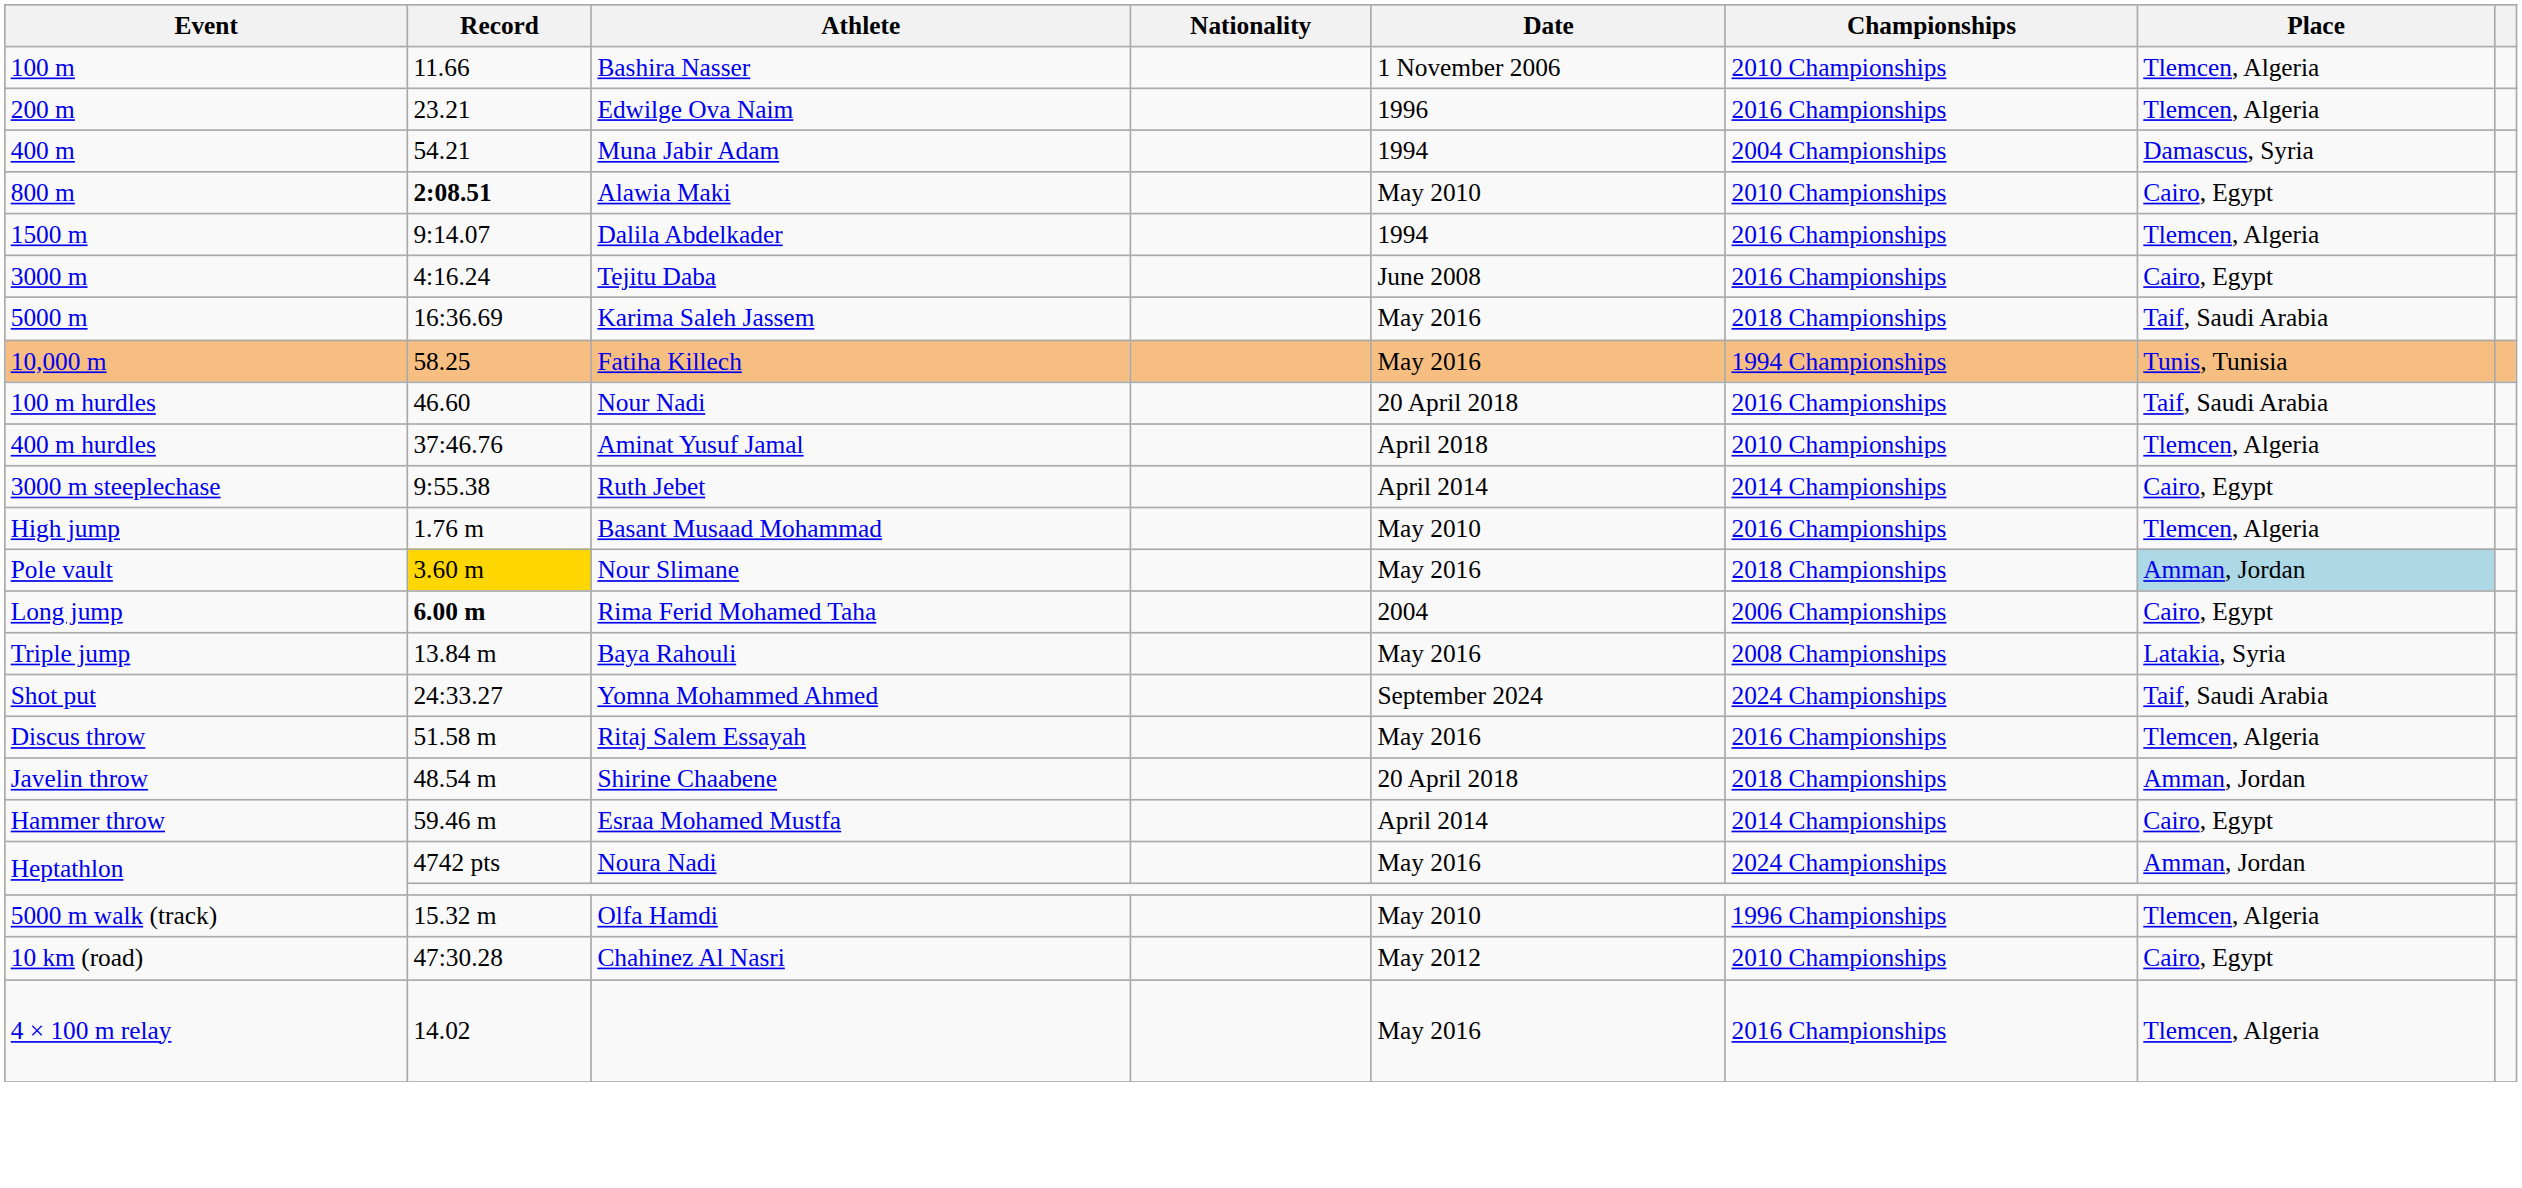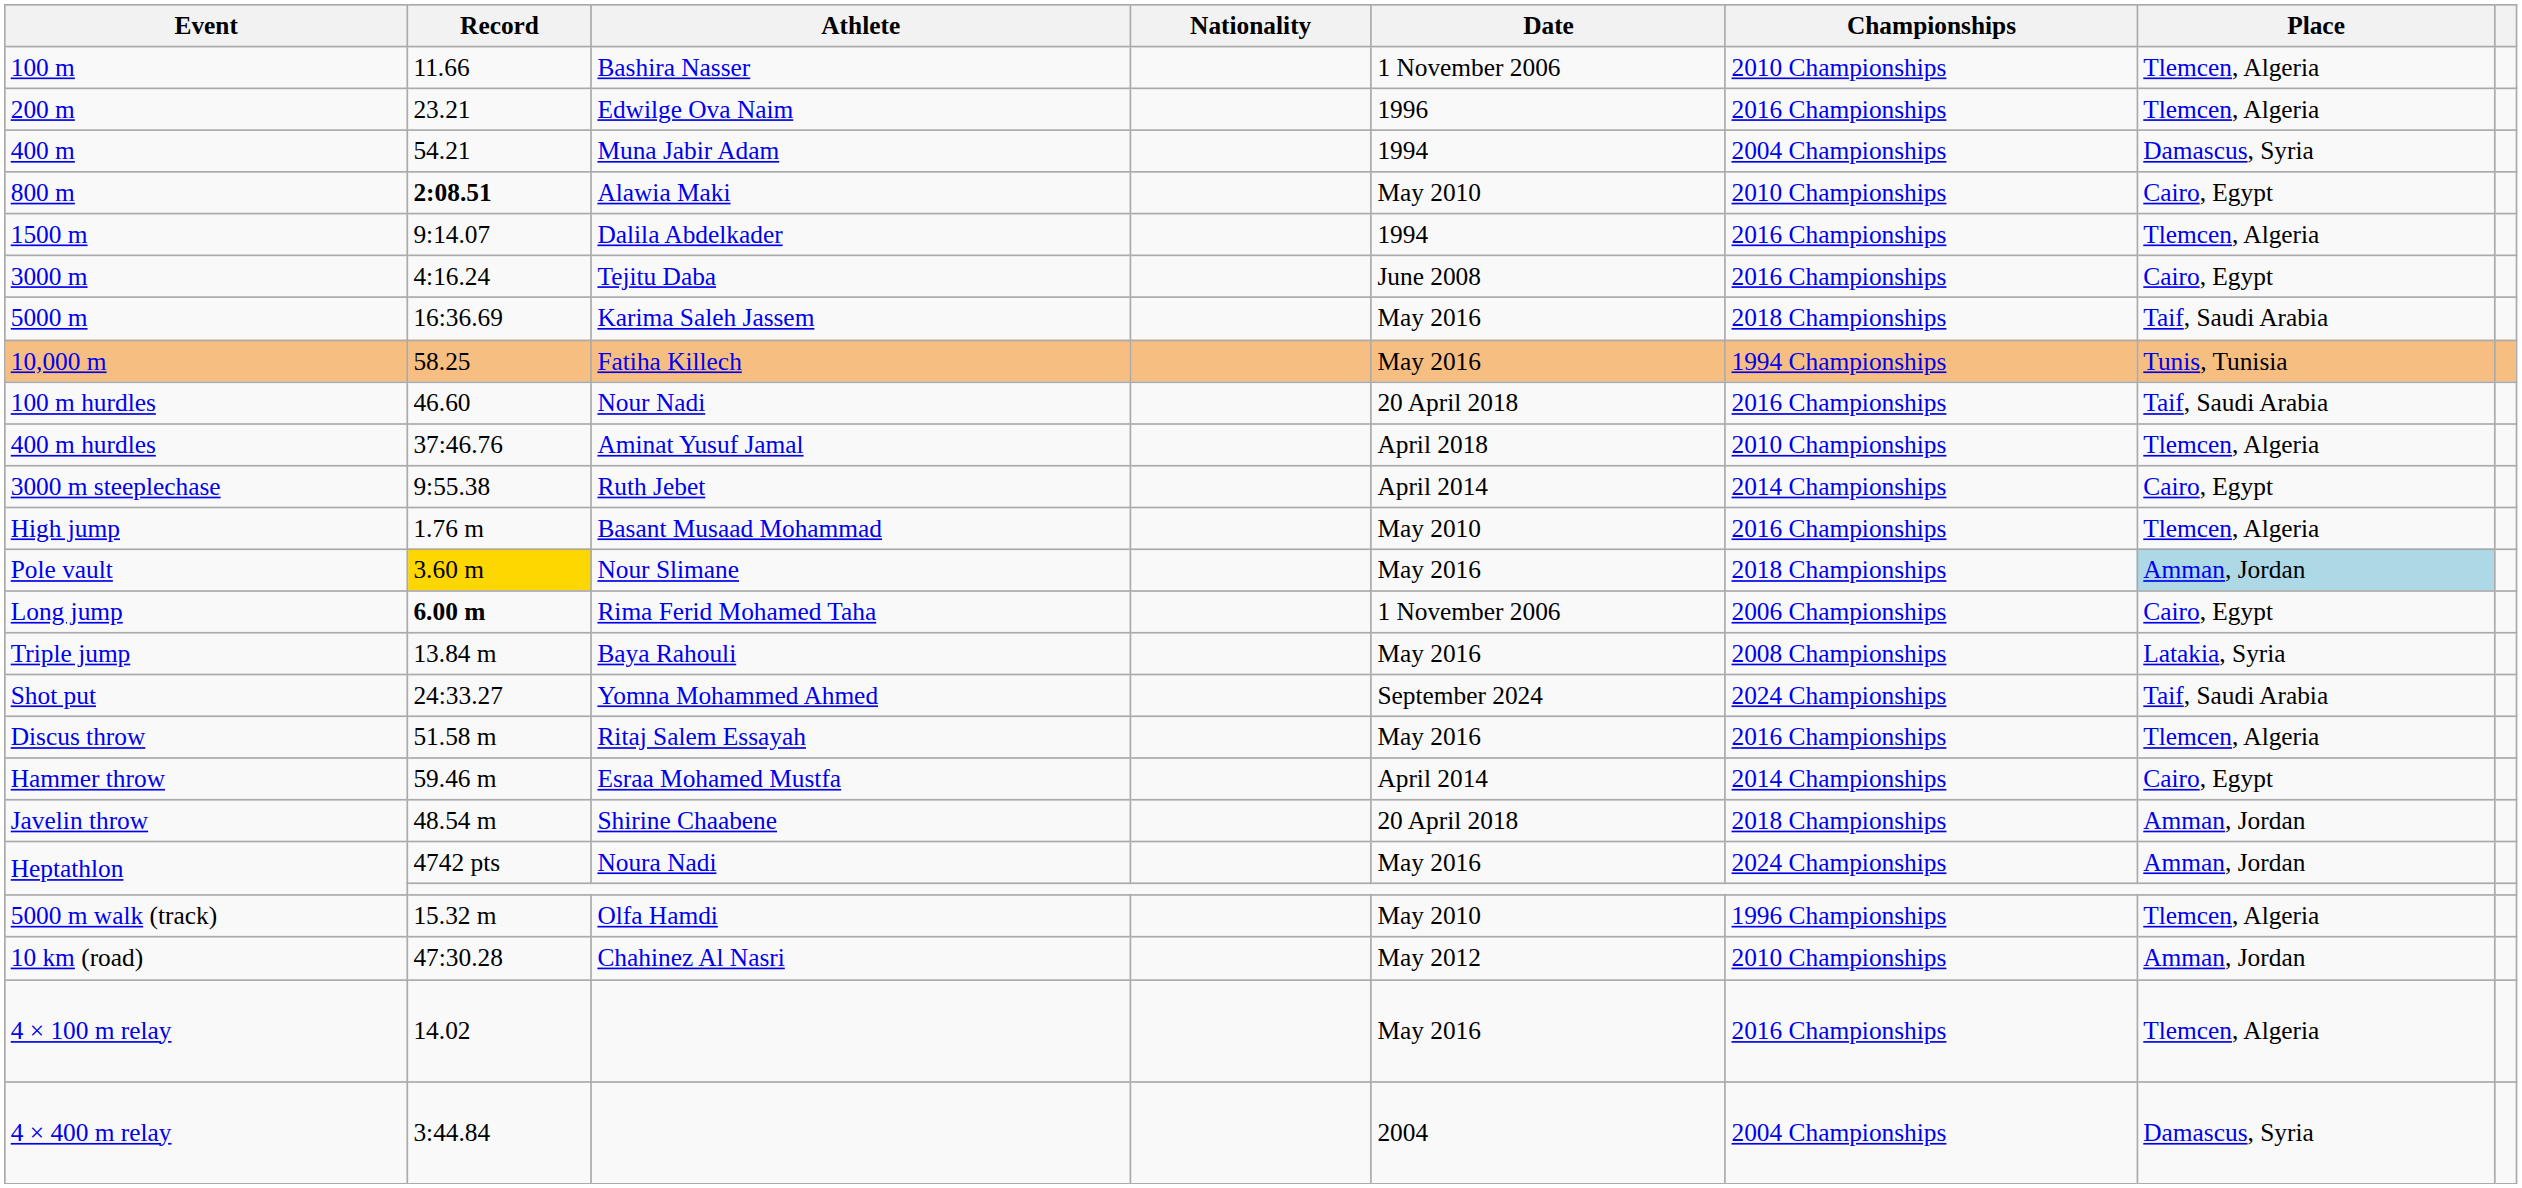(1403, 611) 2004 -> (1469, 611) 1 November 2006
rows swapped: (88, 820) <-> (79, 778)
(2208, 958) Cairo, Egypt -> (2224, 958) Amman, Jordan
+ row: (91, 1132)
